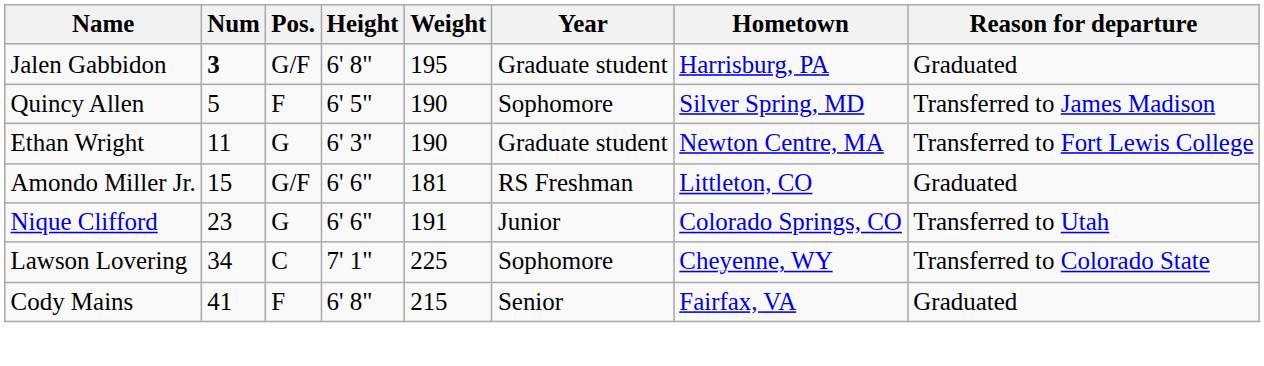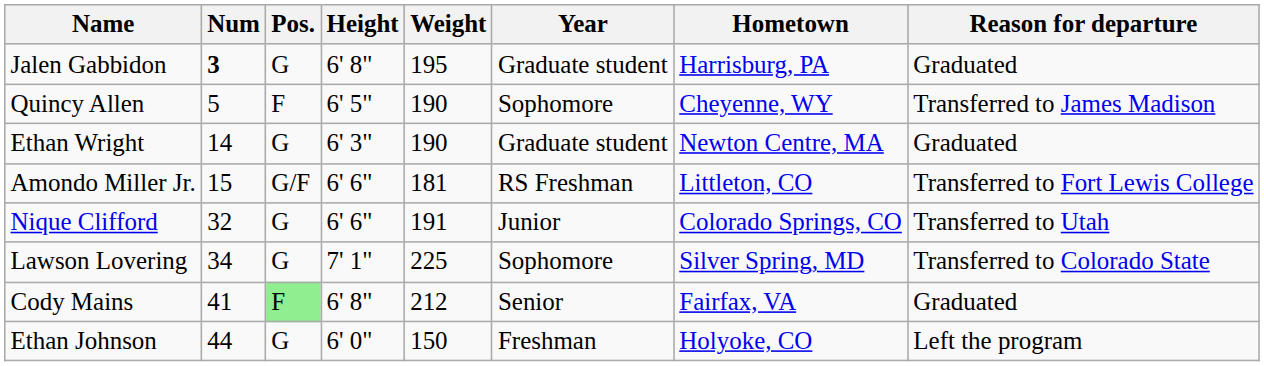(291, 63) G/F -> (280, 63) G
(772, 103) Silver Spring, MD -> (756, 103) Cheyenne, WY
(219, 143) 11 -> (220, 143) 14
(1083, 143) Transferred to Fort Lewis College -> (965, 143) Graduated
(965, 182) Graduated -> (1083, 182) Transferred to Fort Lewis College
(220, 222) 23 -> (220, 222) 32
(280, 261) C -> (280, 261) G
(756, 261) Cheyenne, WY -> (772, 261) Silver Spring, MD
(278, 301) no background -> (278, 301) lightgreen background
(429, 301) 215 -> (429, 301) 212
+ row: (84, 340)
